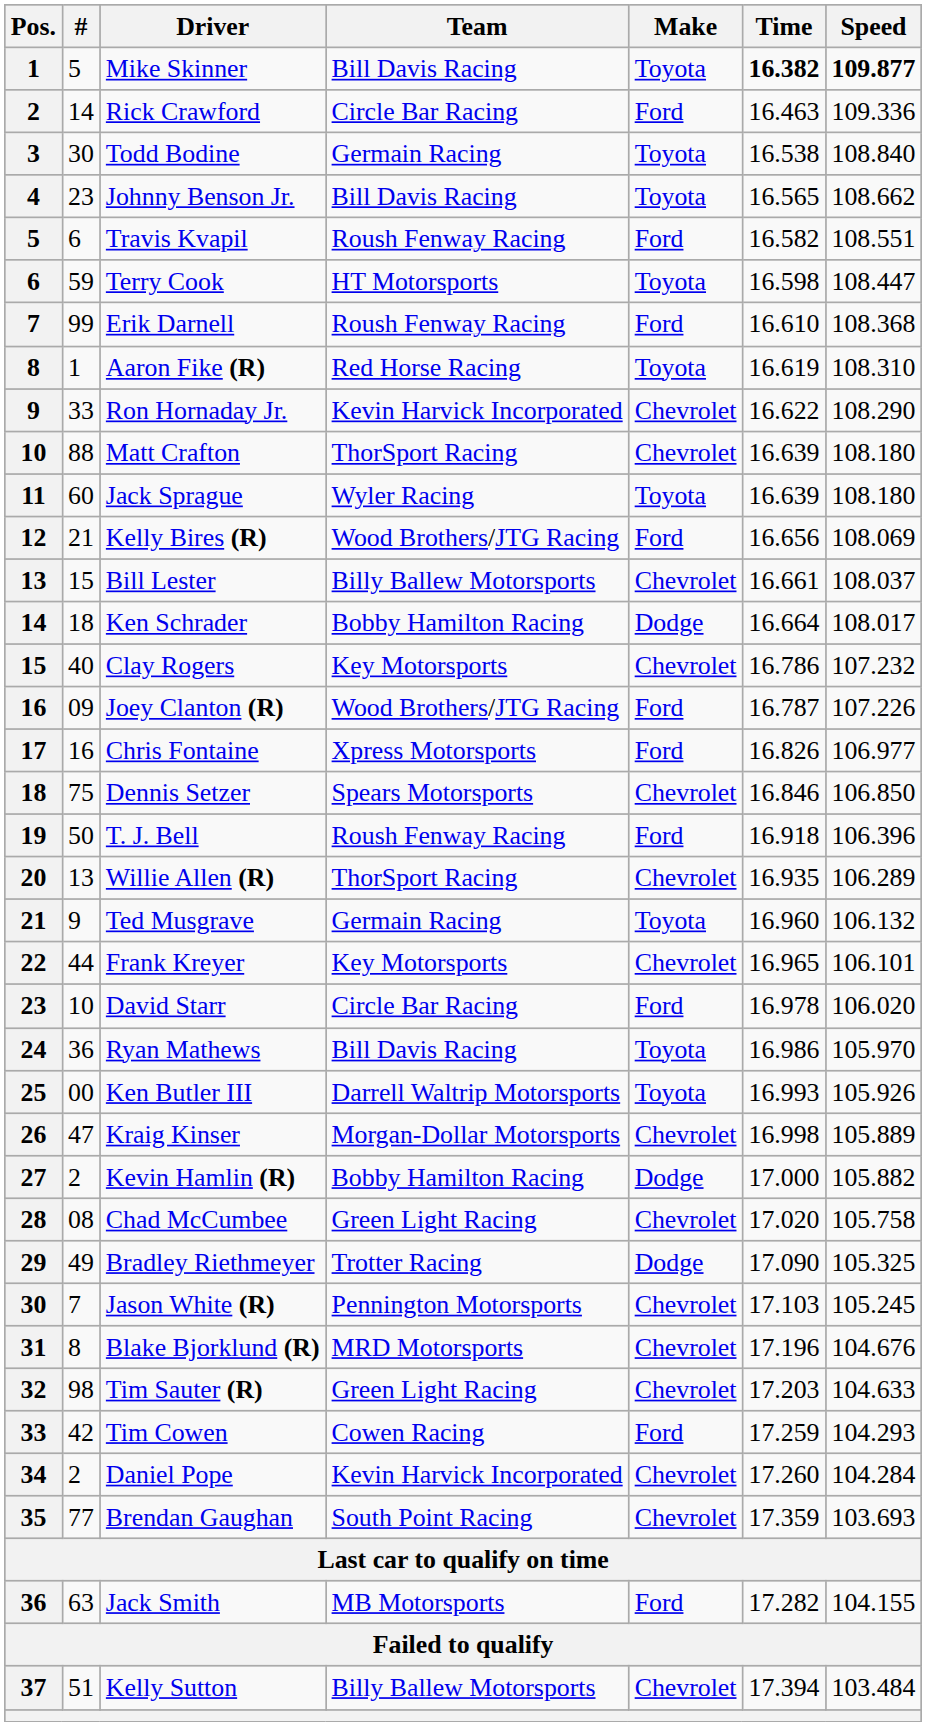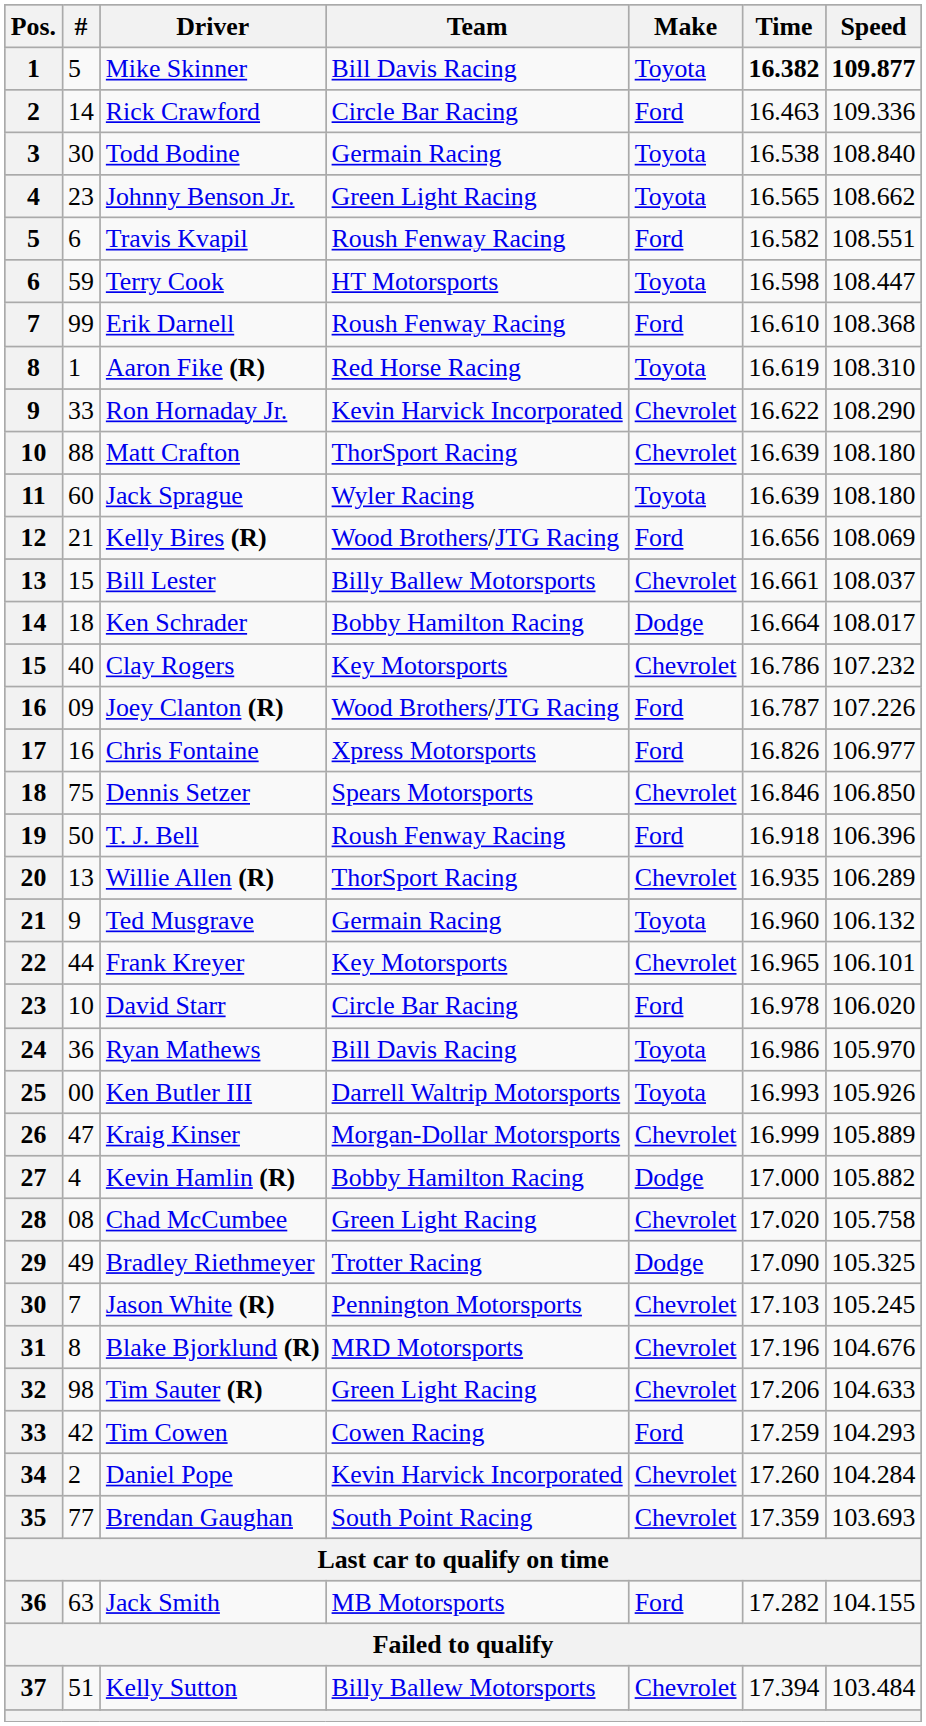(424, 196) Bill Davis Racing -> (434, 196) Green Light Racing
(784, 1133) 16.998 -> (784, 1133) 16.999
(74, 1176) 2 -> (74, 1176) 4
(784, 1389) 17.203 -> (784, 1389) 17.206
